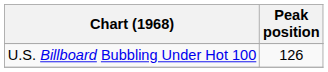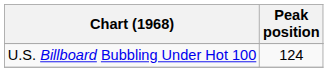(291, 55) 126 -> (291, 55) 124
